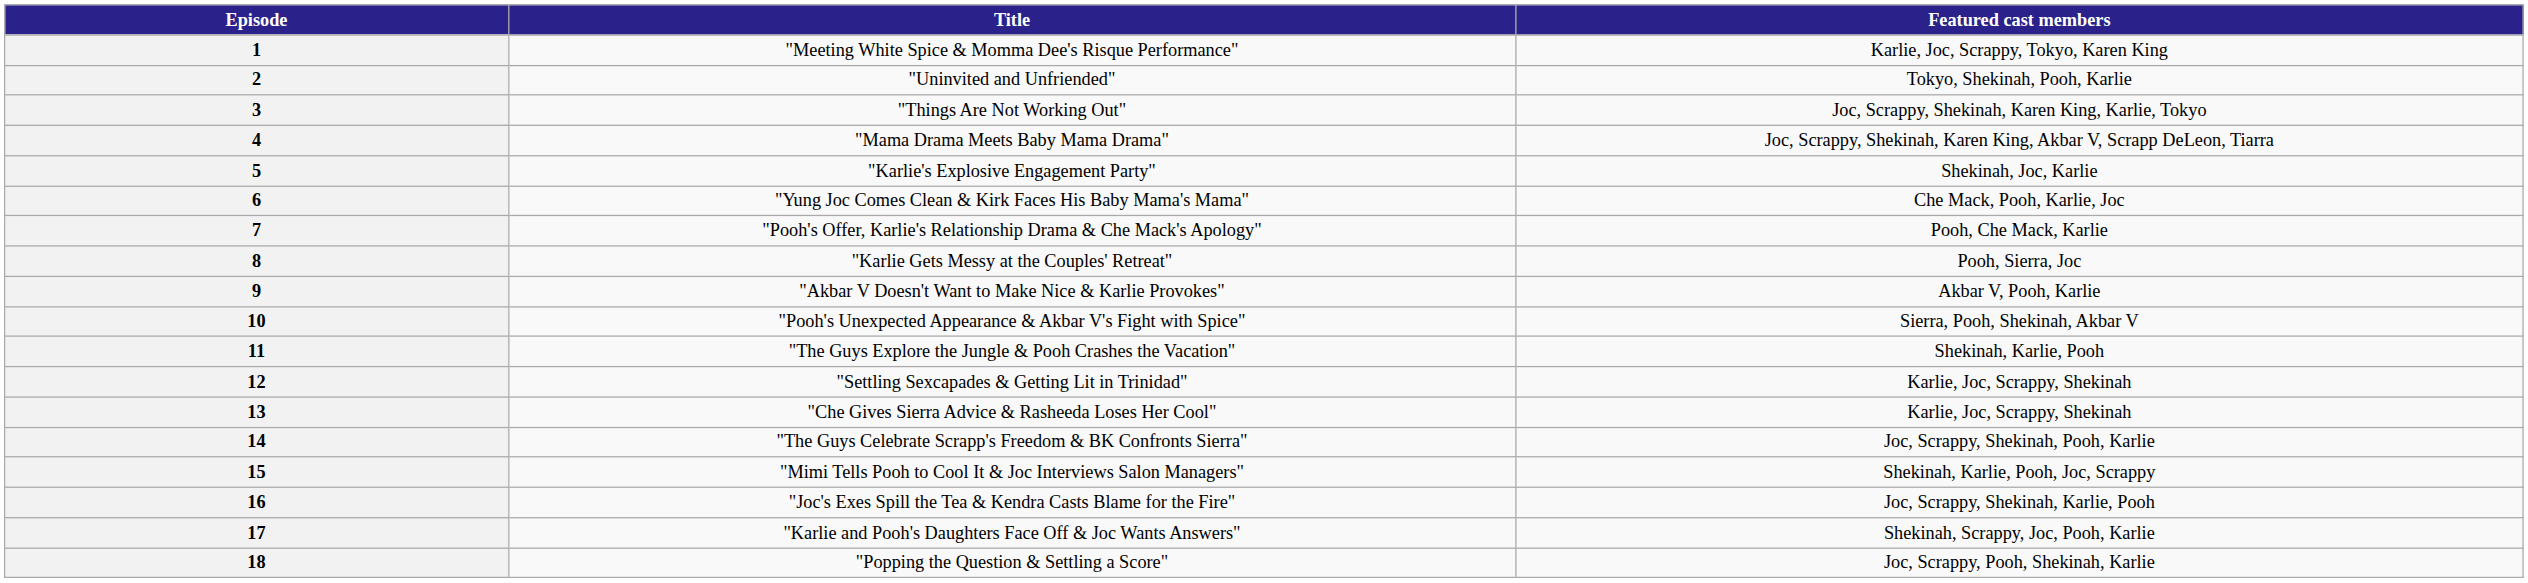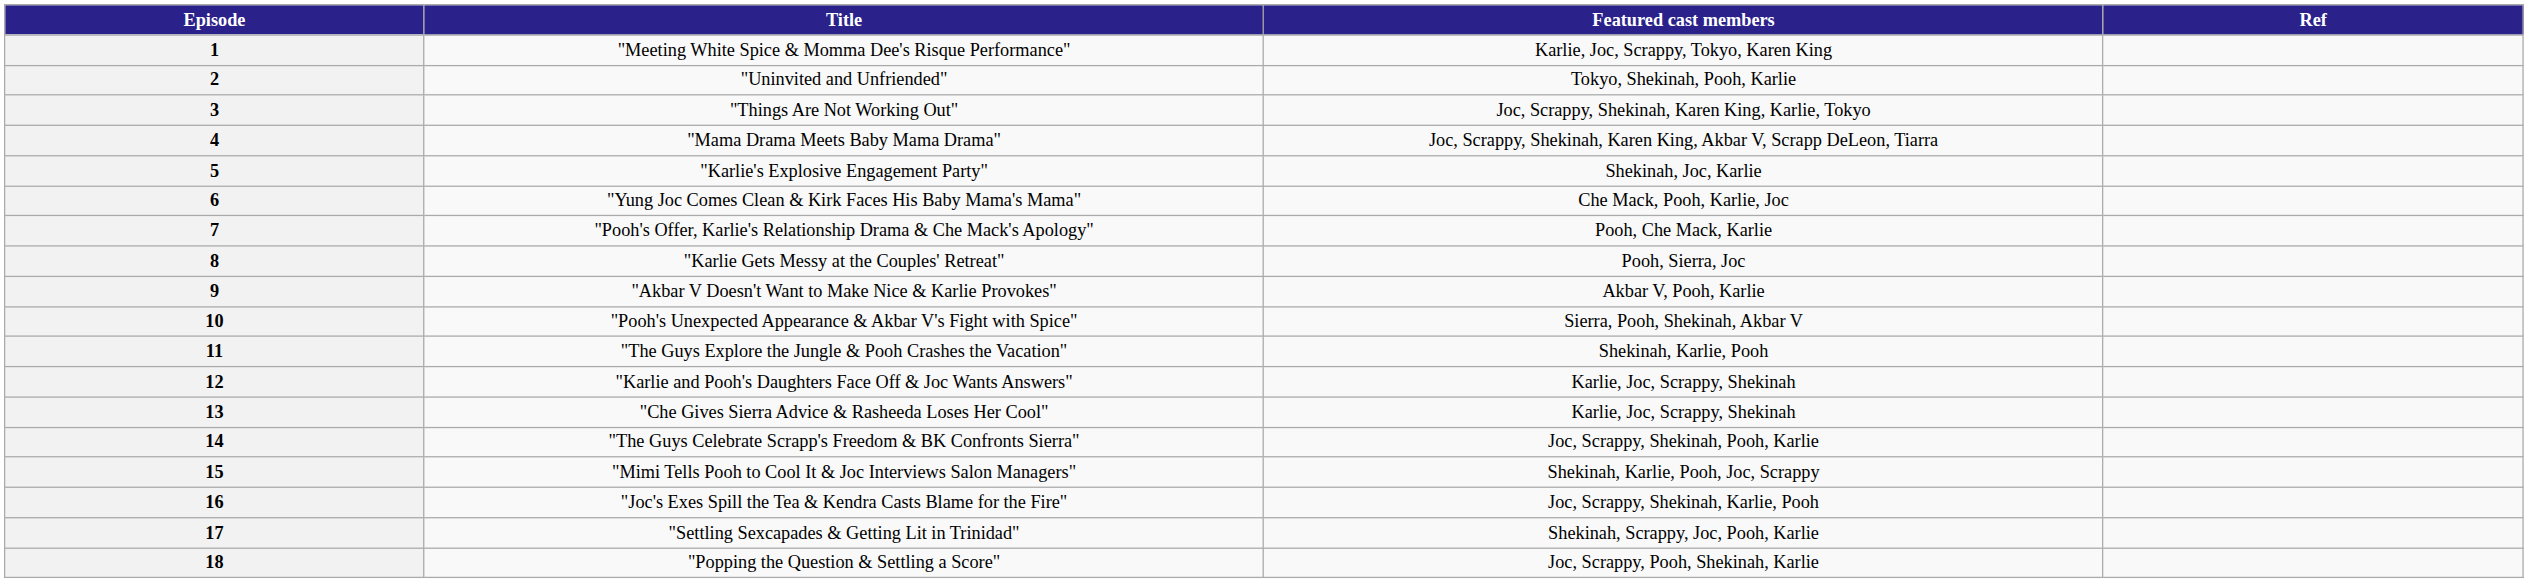+ column: (2313, 19)
(1012, 381) "Settling Sexcapades & Getting Lit in Trinidad" -> (844, 381) "Karlie and Pooh's Daughters Face Off & Joc Wants Answers"
(1012, 532) "Karlie and Pooh's Daughters Face Off & Joc Wants Answers" -> (844, 532) "Settling Sexcapades & Getting Lit in Trinidad"
